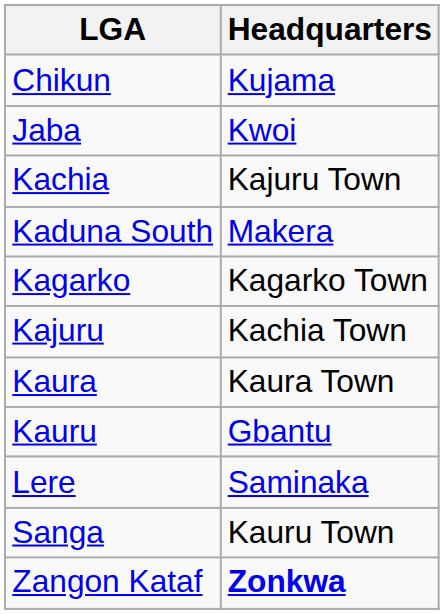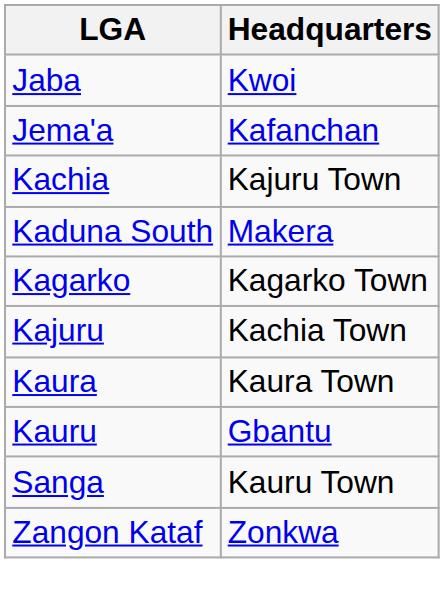- row: (62, 79)
+ row: (63, 130)
- row: (44, 481)
(287, 582) bold -> (283, 532) normal
